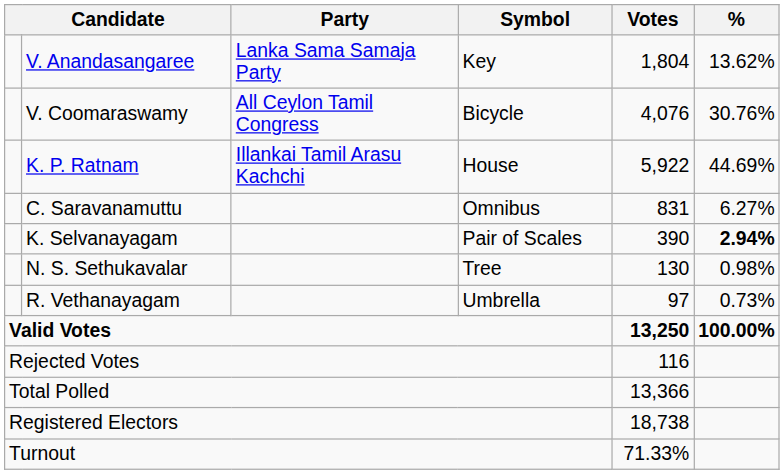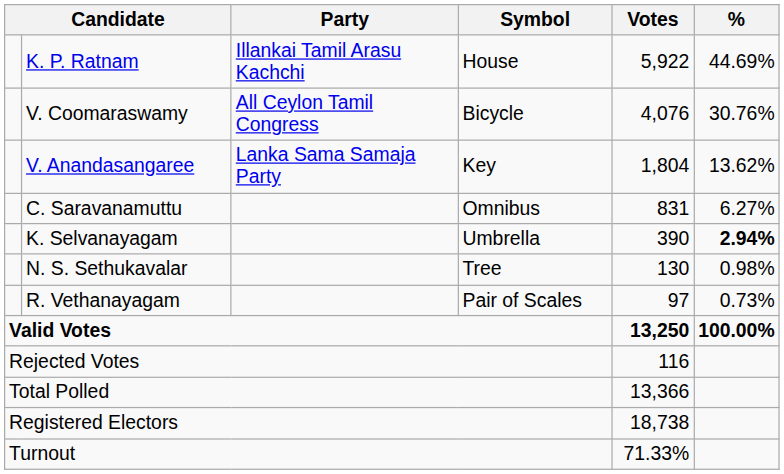rows swapped: (82, 166) <-> (110, 61)
(522, 238) Pair of Scales -> (501, 238) Umbrella
(501, 300) Umbrella -> (522, 300) Pair of Scales
